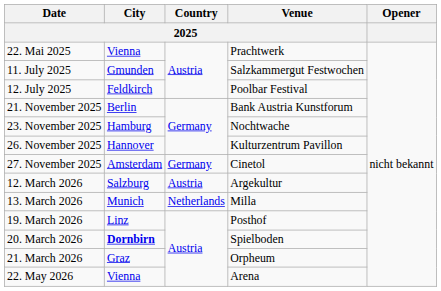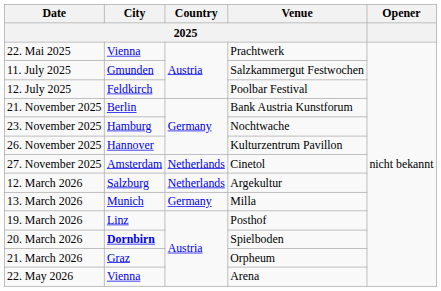(190, 164) Germany -> (196, 164) Netherlands
(185, 182) Austria -> (196, 182) Netherlands
(196, 201) Netherlands -> (190, 201) Germany
